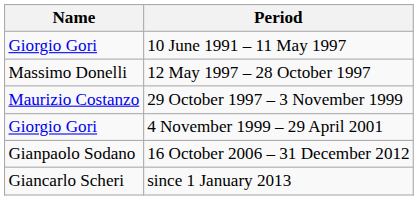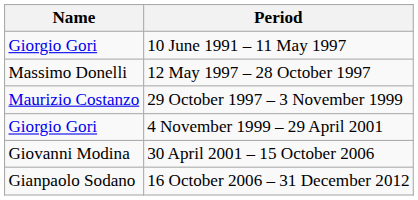+ row: (261, 153)
- row: (219, 180)
